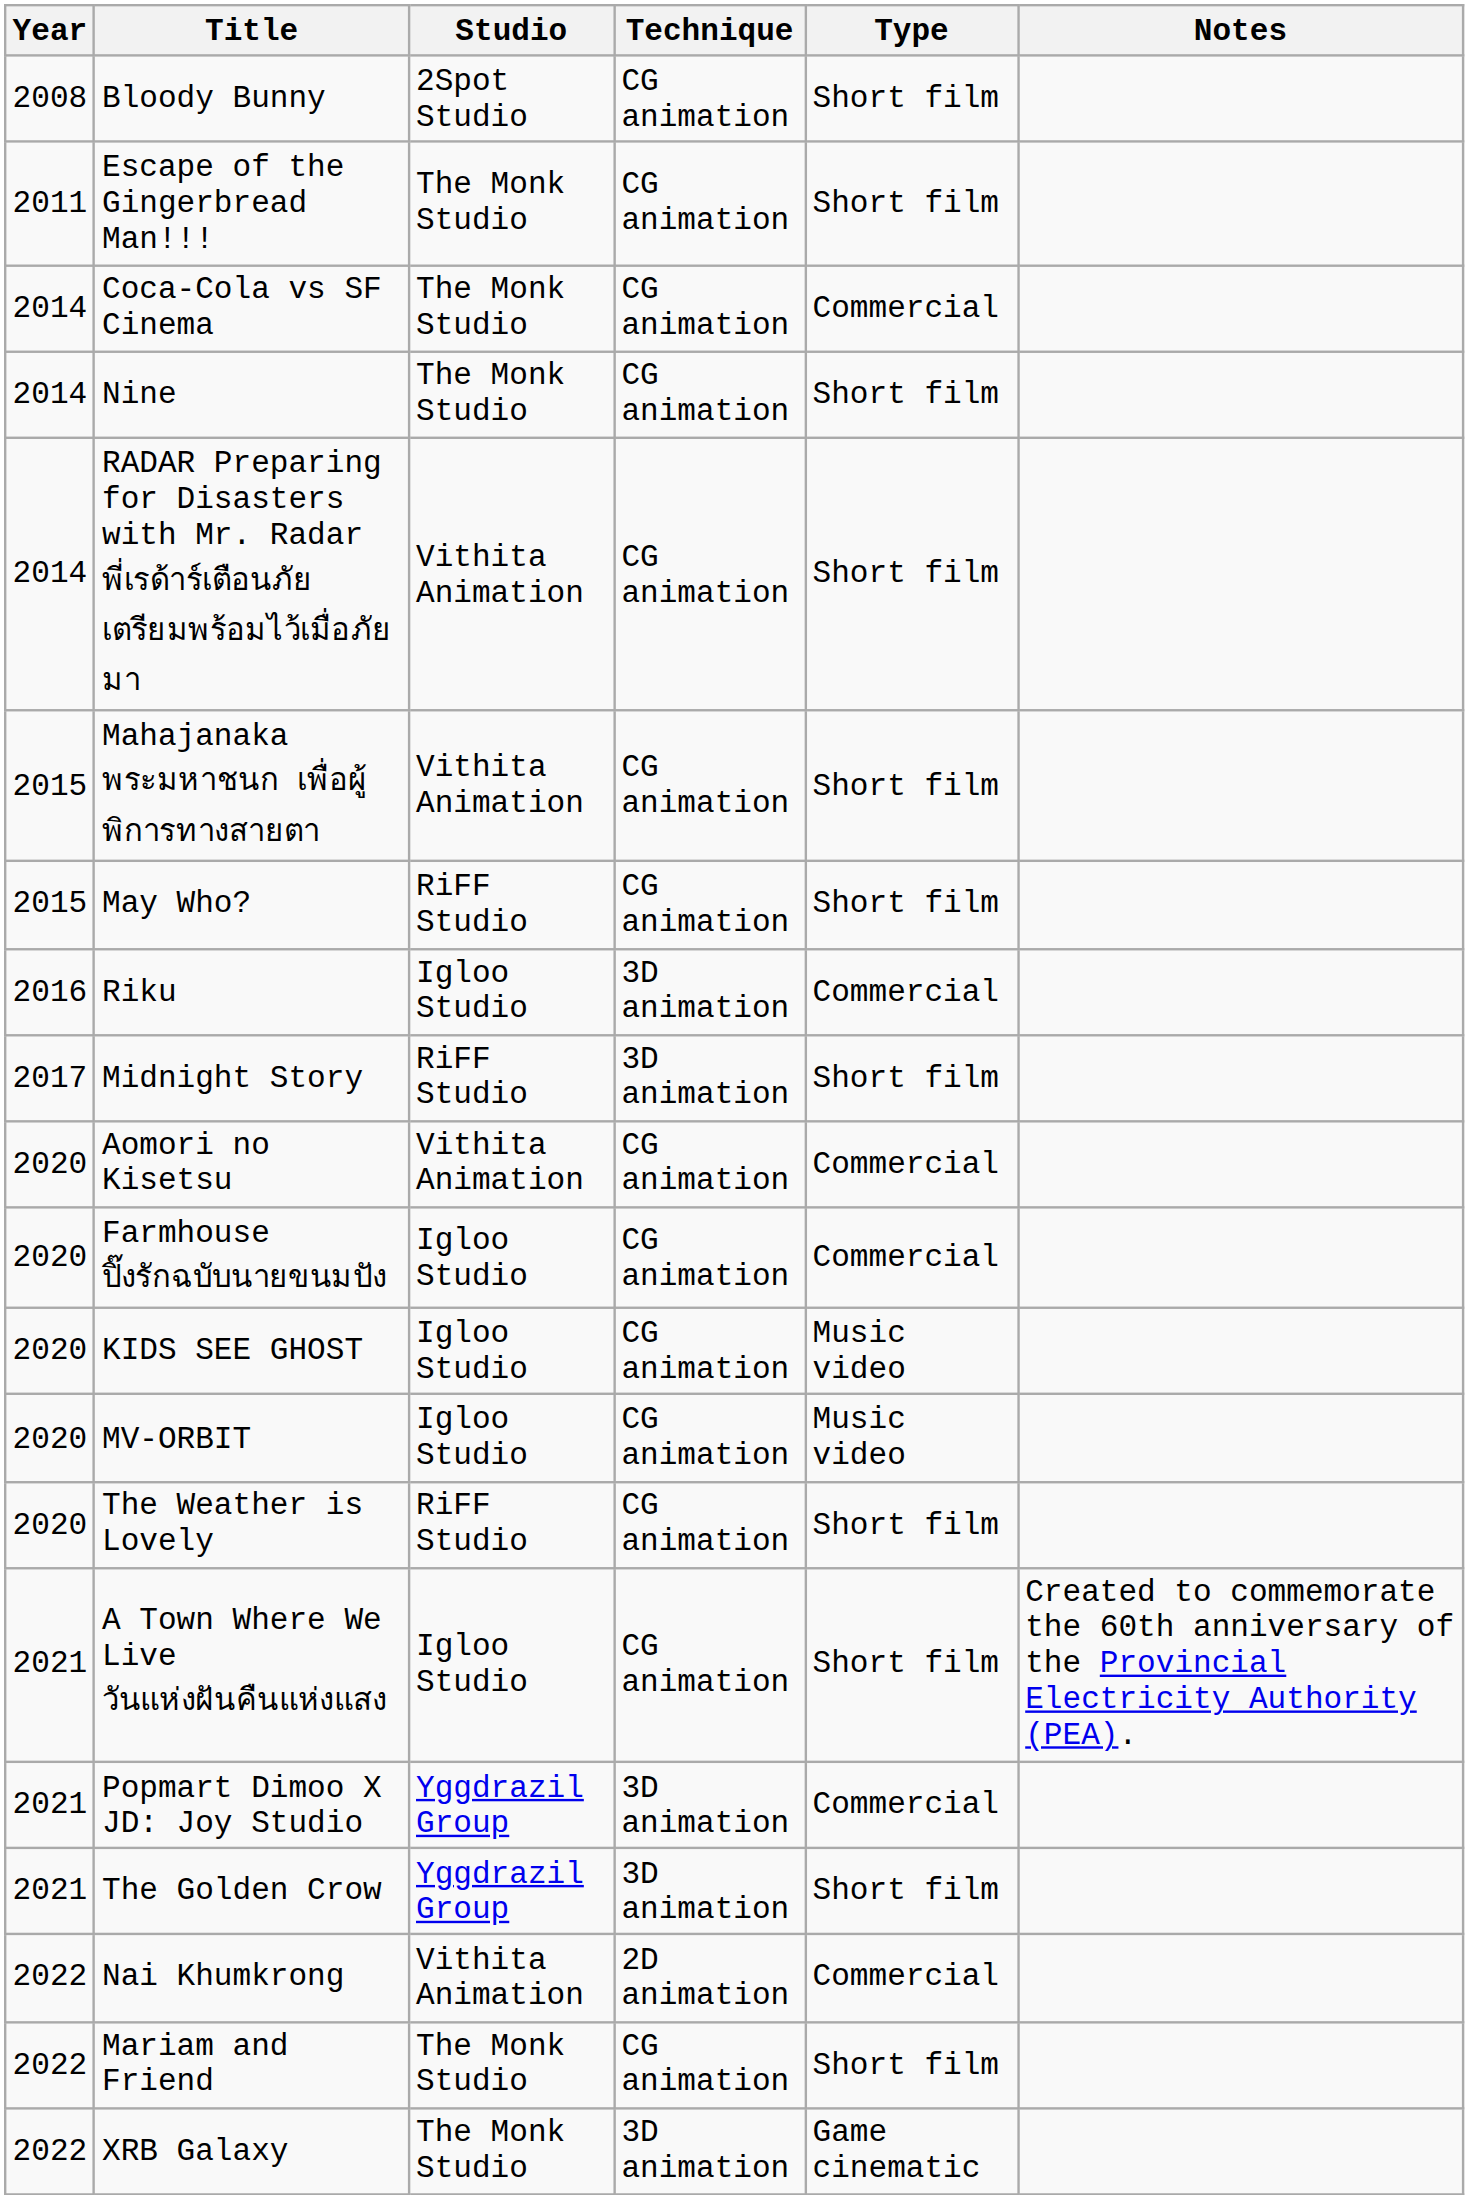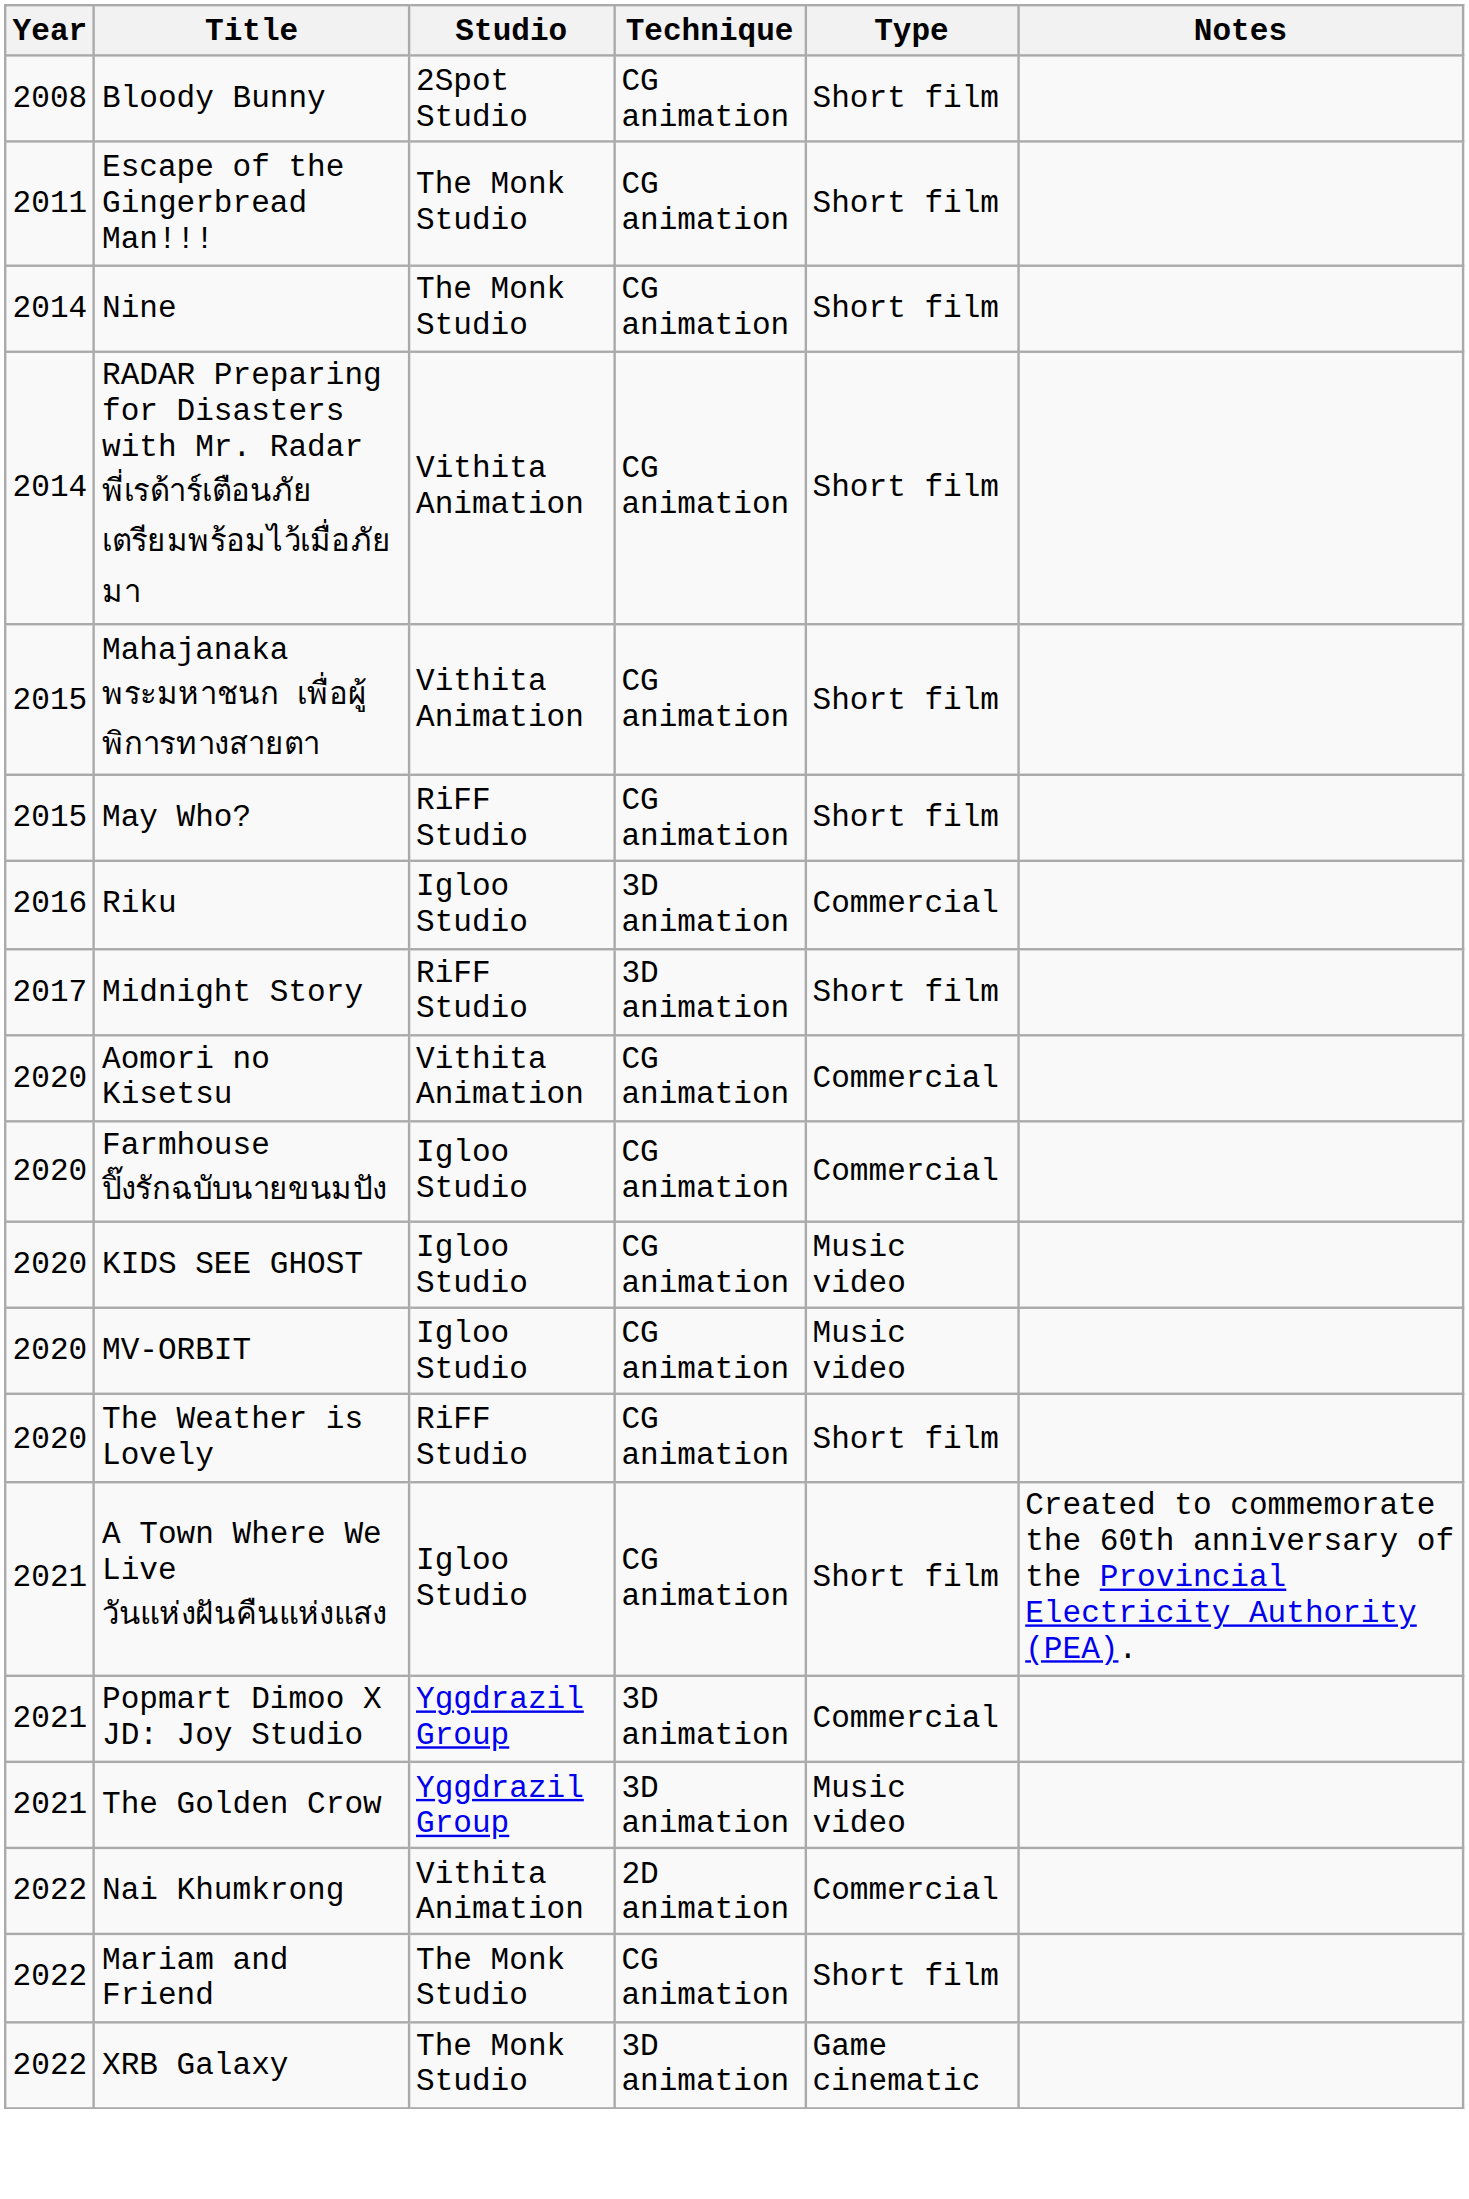- row: (242, 308)
(906, 1892) Short film -> (859, 1805) Music video
